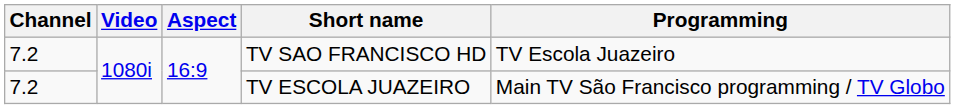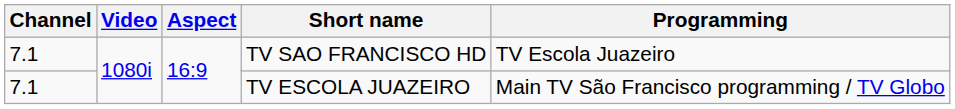(24, 53) 7.2 -> (24, 53) 7.1
(24, 86) 7.2 -> (24, 86) 7.1
